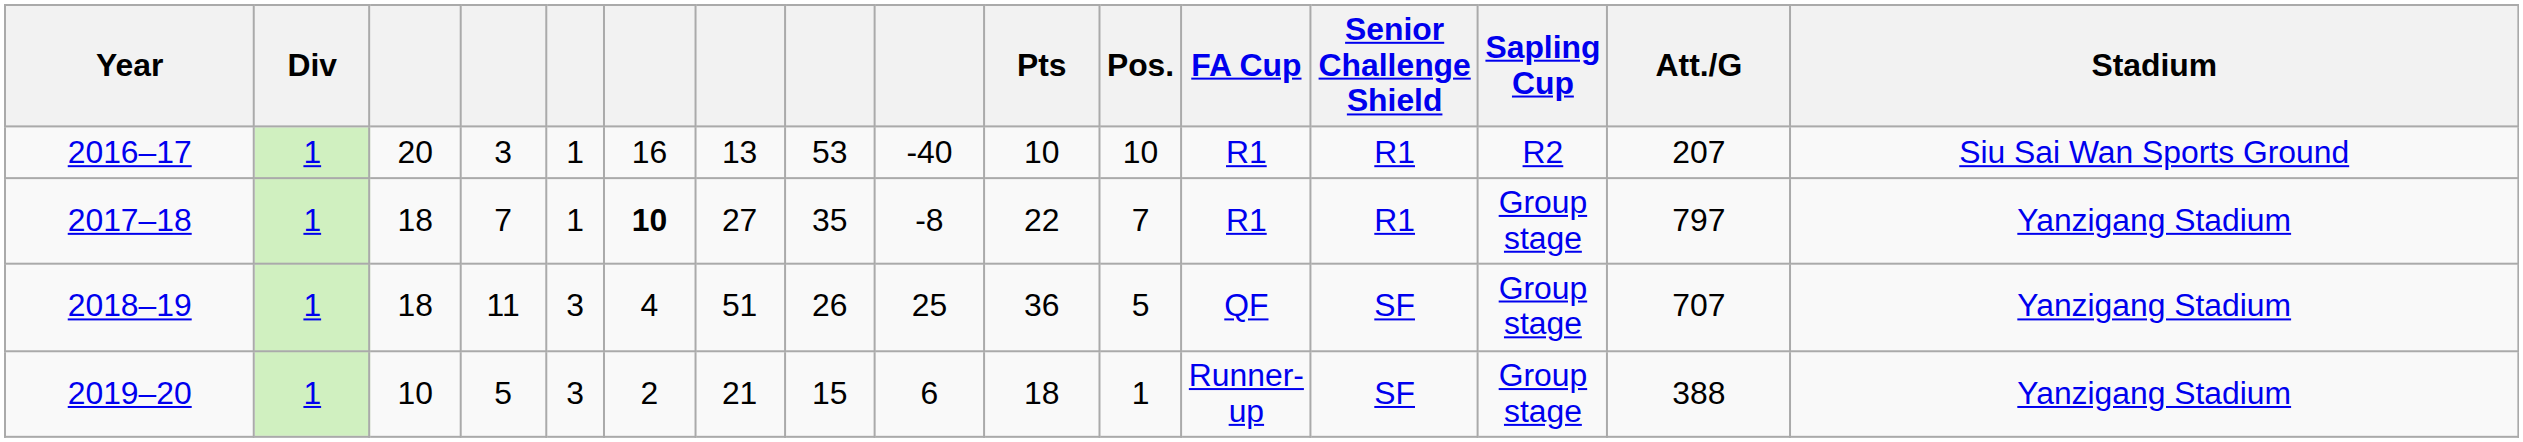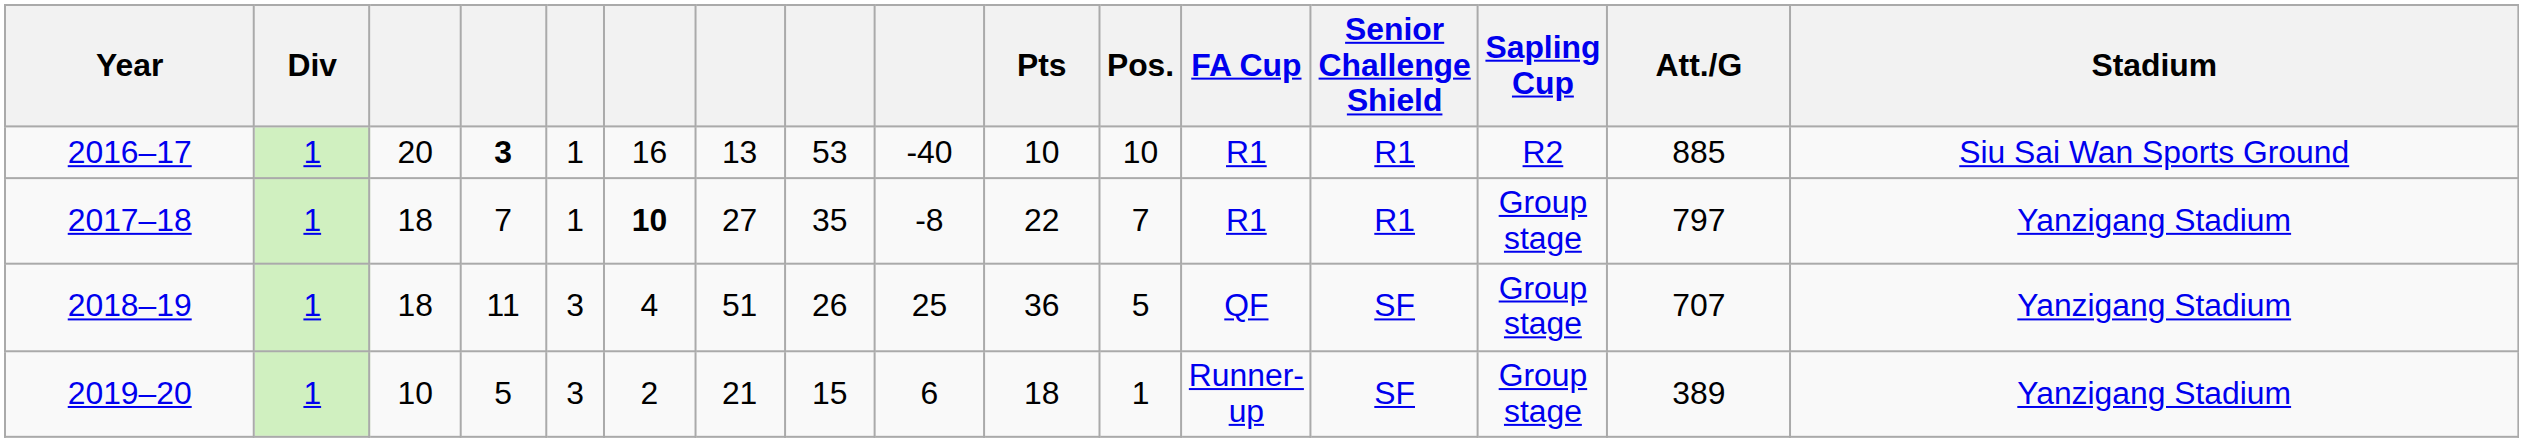(503, 151) normal -> (503, 151) bold
(1699, 151) 207 -> (1699, 151) 885
(1699, 392) 388 -> (1699, 392) 389
